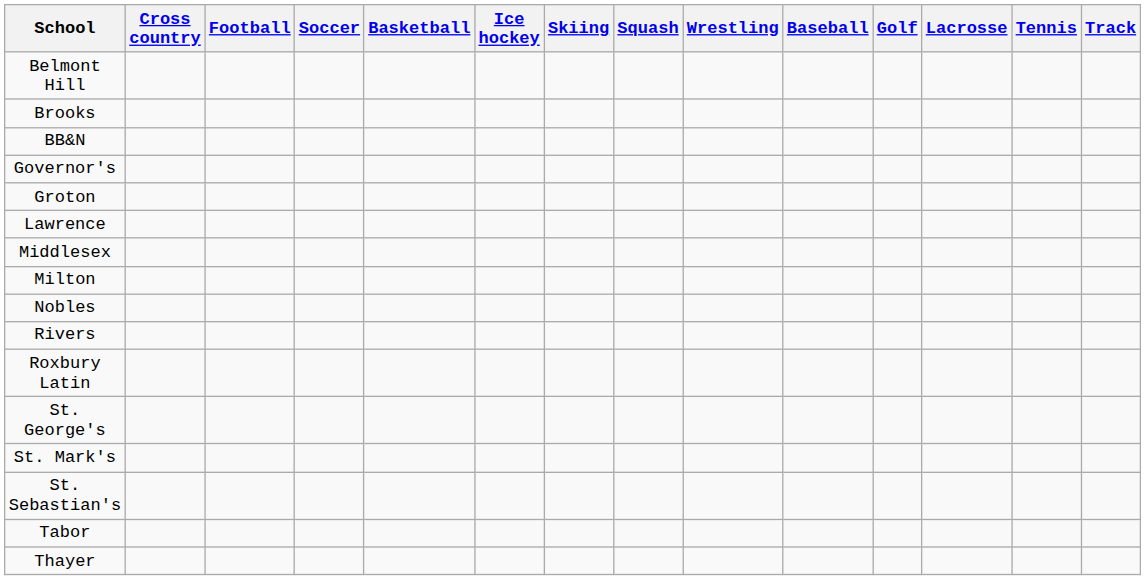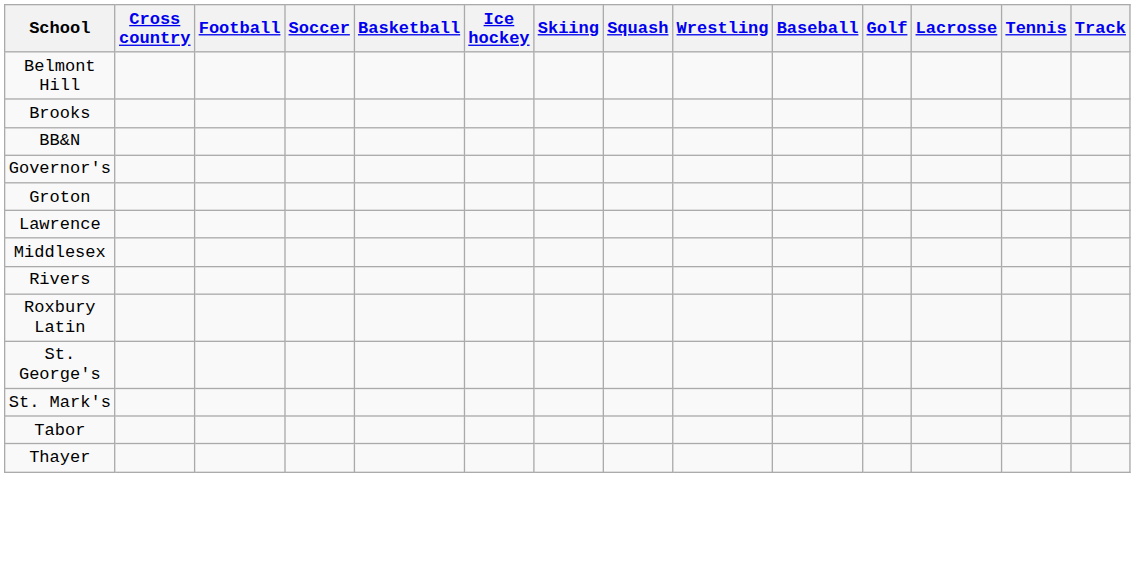- row: (65, 280)
- row: (65, 308)
- row: (65, 496)
